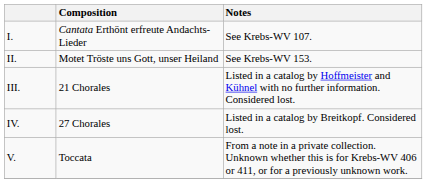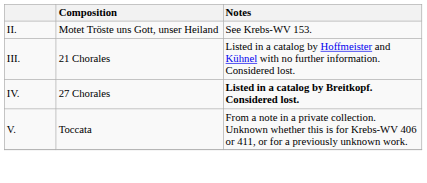- row: (10, 36)
(321, 123) normal -> (299, 94) bold
